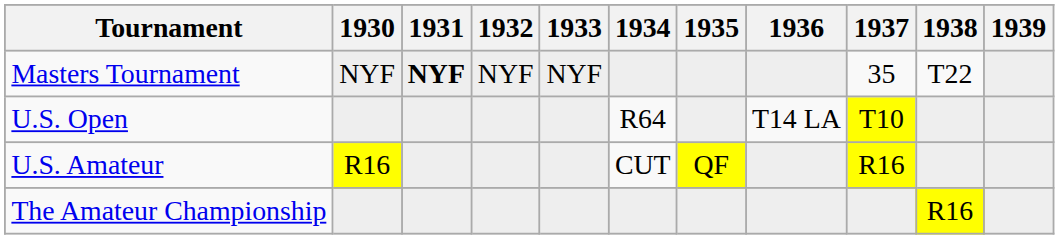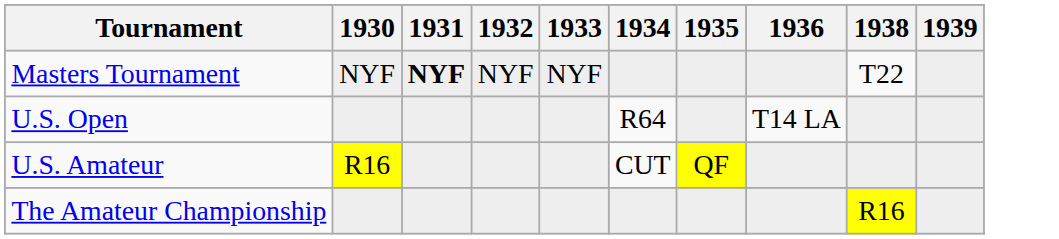- column: (881, 27)
